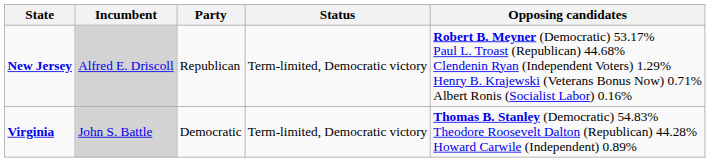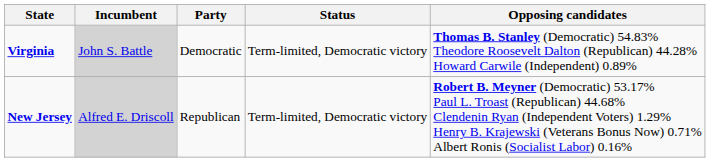rows swapped: (40, 65) <-> (31, 131)
